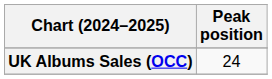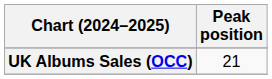(231, 61) 24 -> (231, 61) 21
